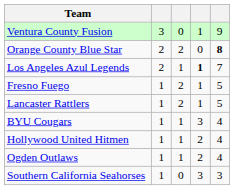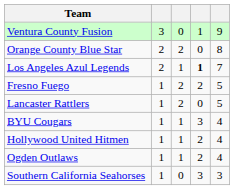(220, 49) bold -> (220, 49) normal
(200, 85) 1 -> (200, 85) 2
(200, 103) 1 -> (200, 103) 0
